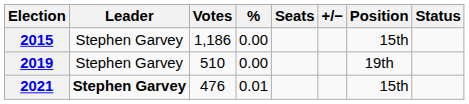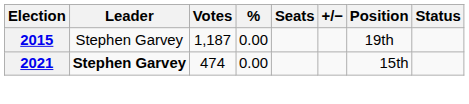(213, 39) 1,186 -> (213, 39) 1,187
(394, 39) 15th -> (379, 39) 19th
- row: (37, 63)
(213, 87) 476 -> (213, 63) 474
(254, 87) 0.01 -> (254, 63) 0.00
